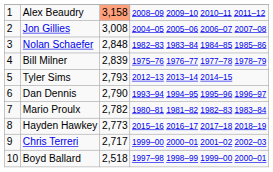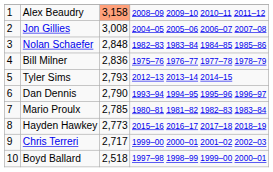(115, 61) 2,839 -> (115, 61) 2,836
(115, 110) 2,782 -> (115, 110) 2,785
